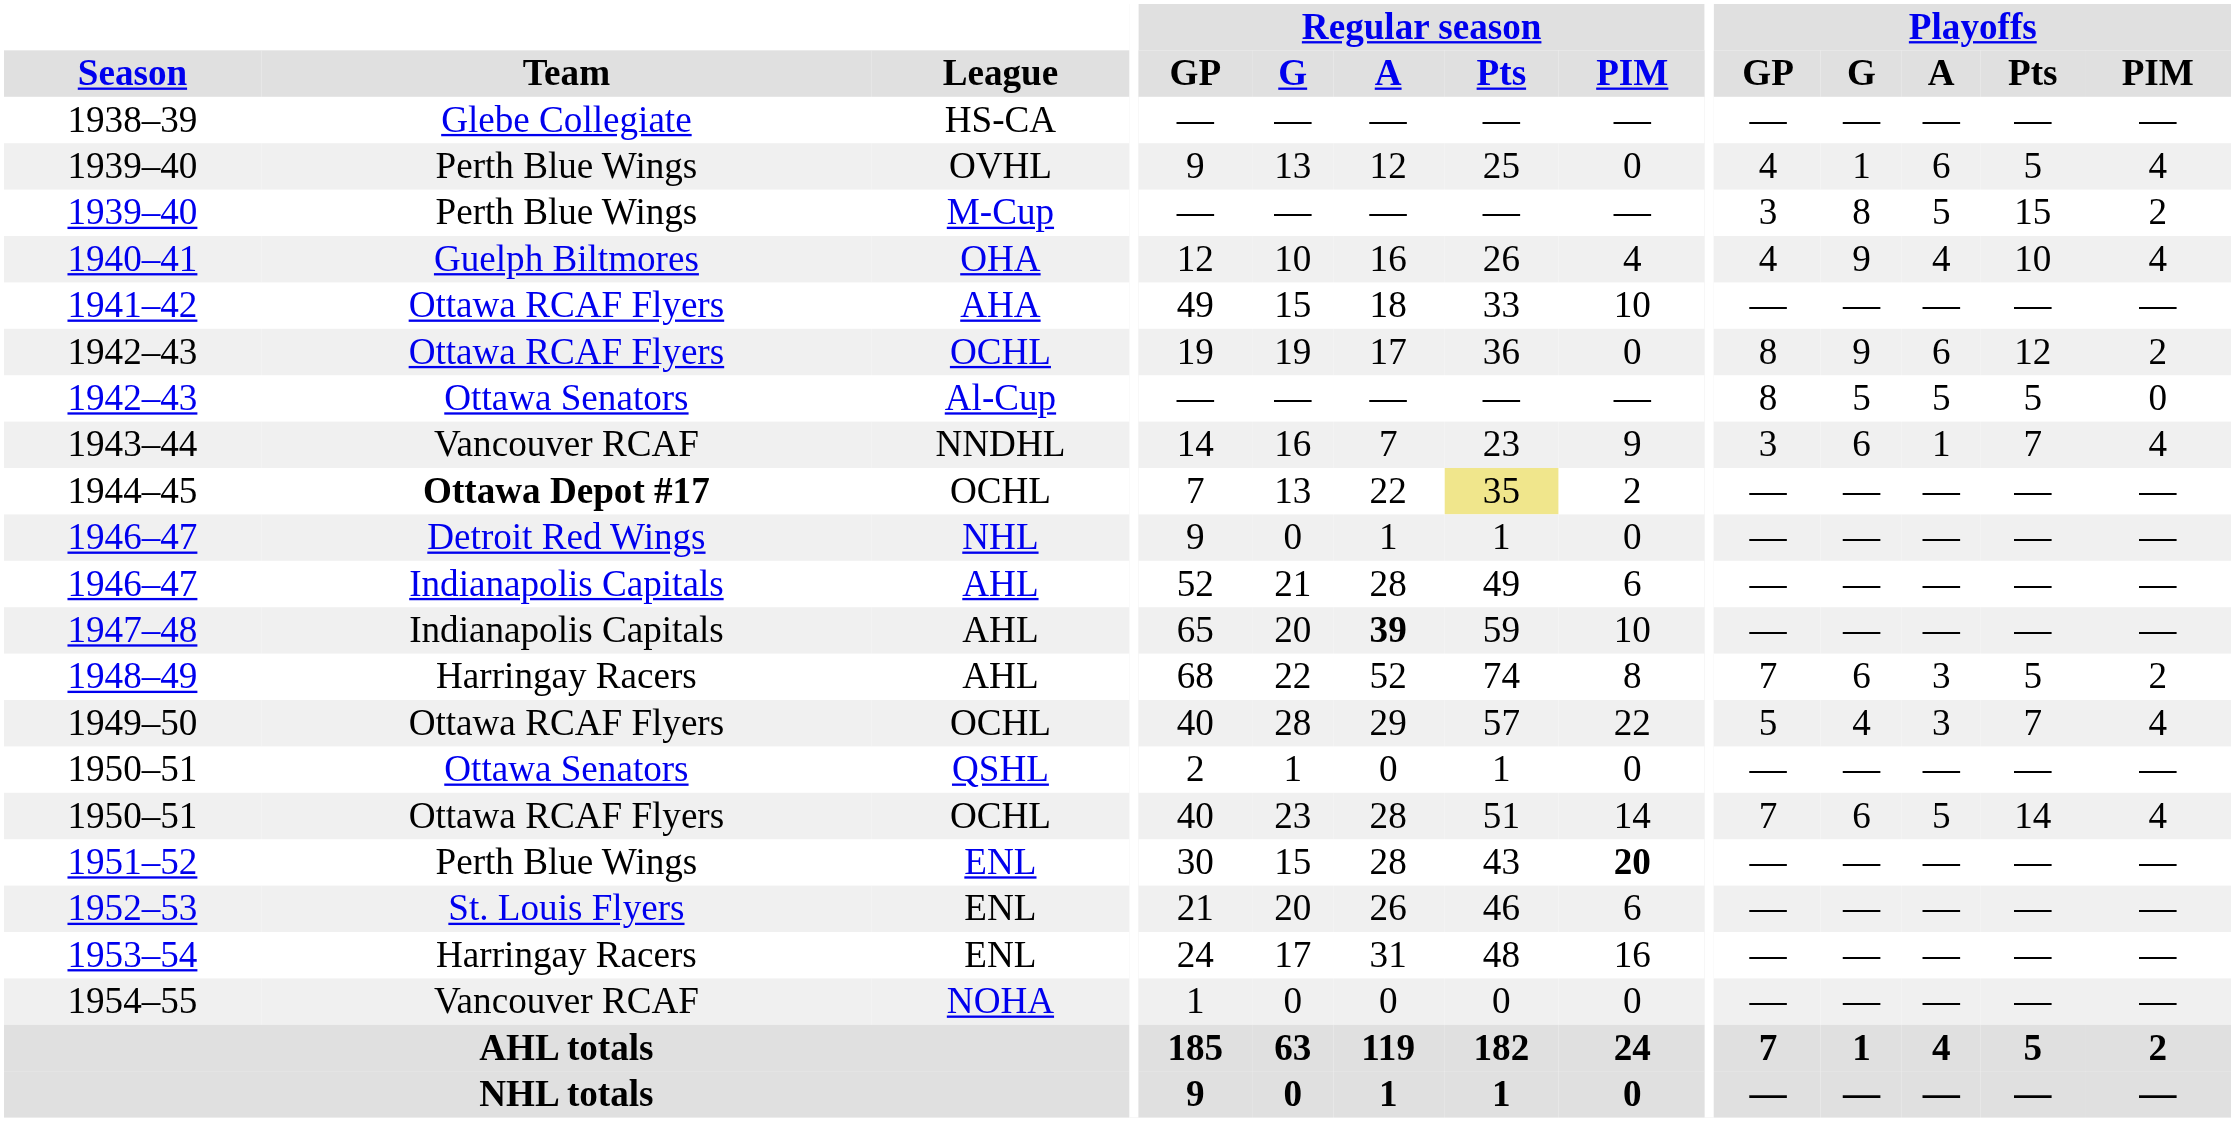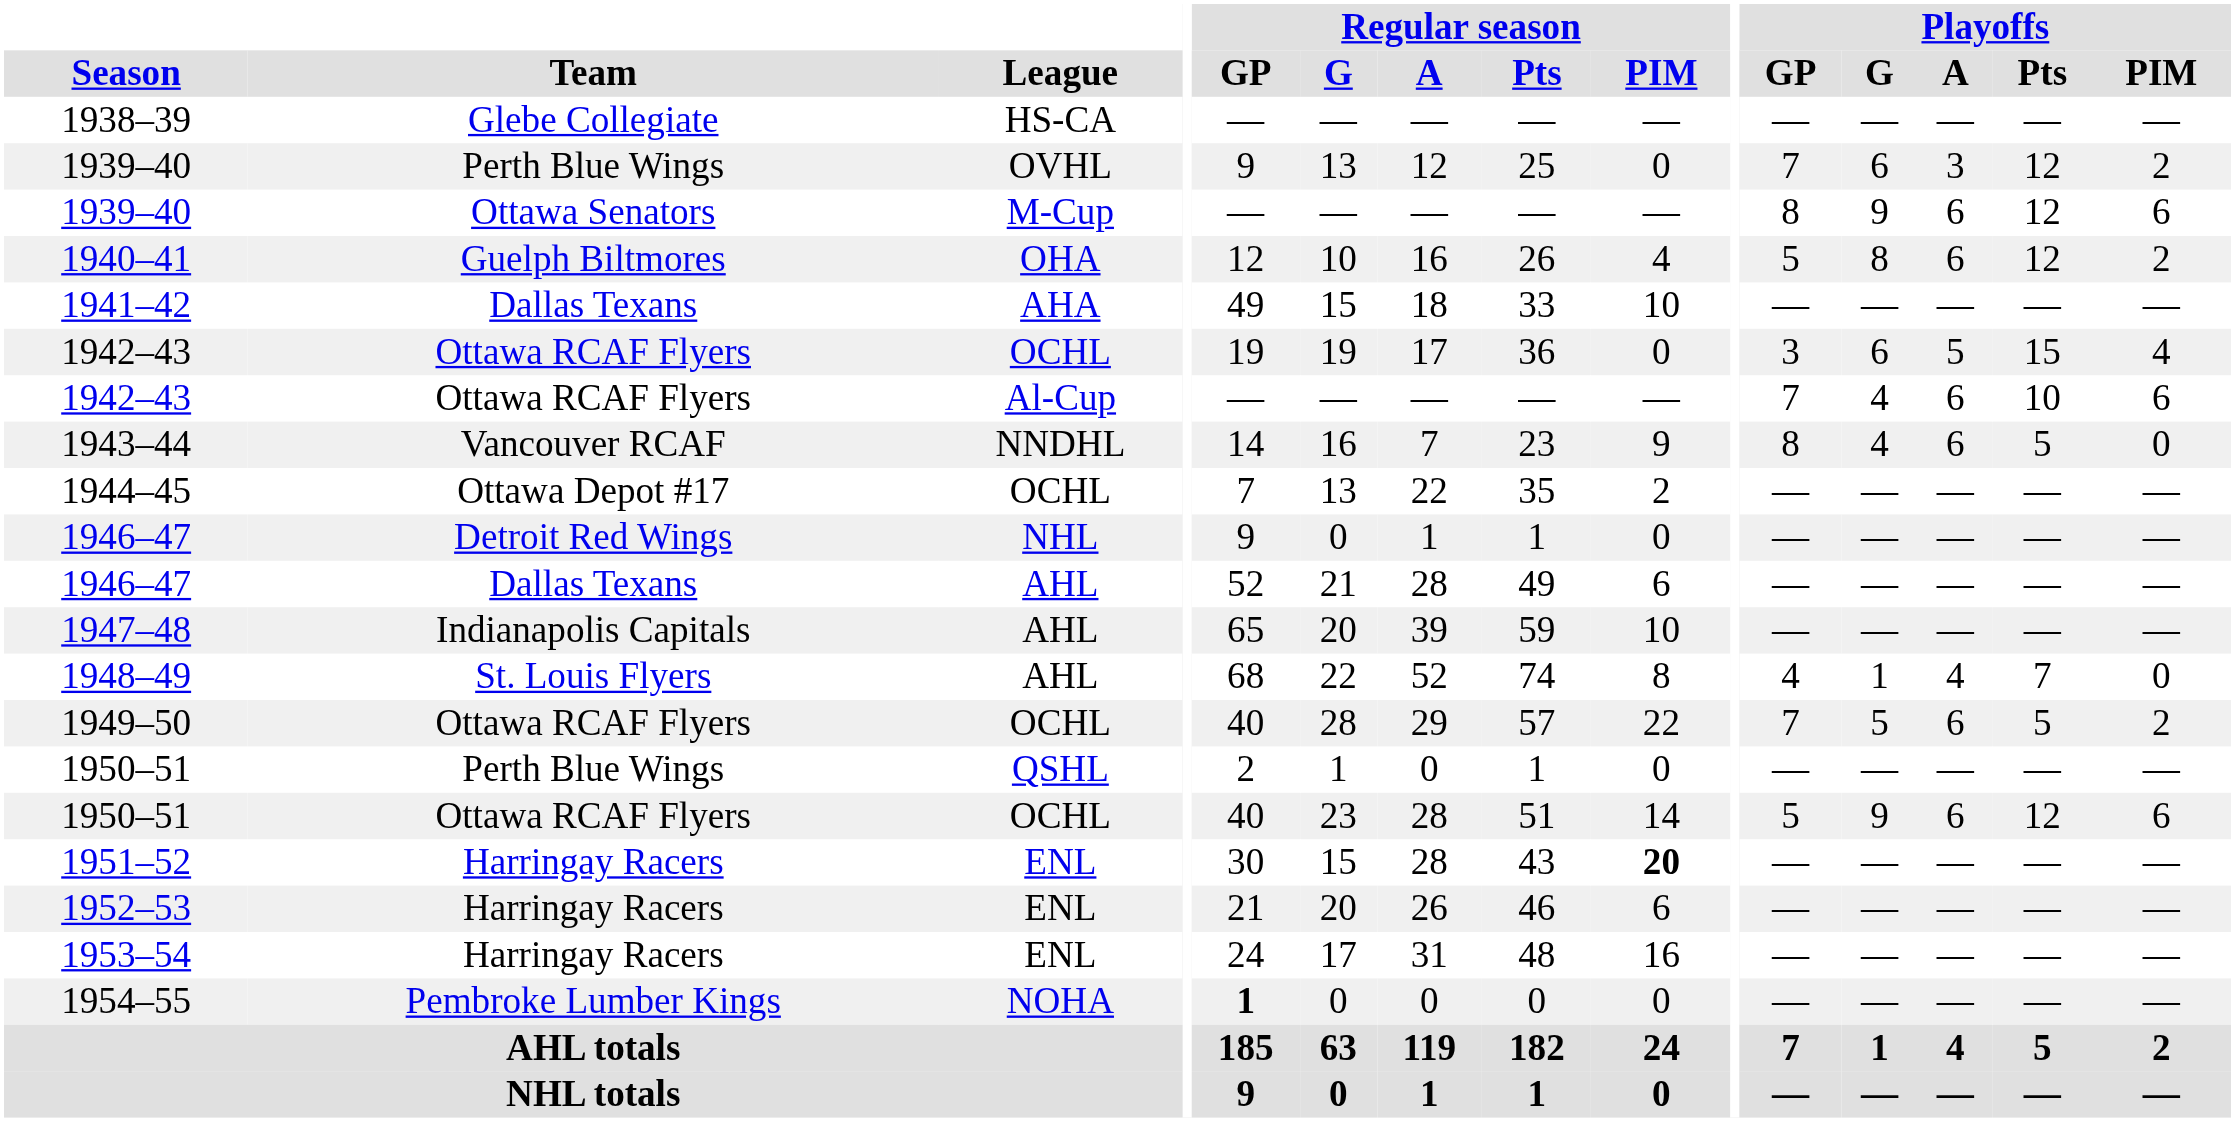(1768, 165) 4 -> (1791, 165) 7
(1861, 165) 1 -> (1879, 165) 6
(1941, 165) 6 -> (1955, 165) 3
(2033, 165) 5 -> (2042, 165) 12
(2158, 165) 4 -> (2161, 165) 2
(566, 212) Perth Blue Wings -> (593, 212) Ottawa Senators
(1768, 212) 3 -> (1791, 212) 8
(1861, 212) 8 -> (1879, 212) 9
(1941, 212) 5 -> (1955, 212) 6
(2033, 212) 15 -> (2042, 212) 12
(2158, 212) 2 -> (2161, 212) 6
(1768, 258) 4 -> (1791, 258) 5
(1861, 258) 9 -> (1879, 258) 8
(1941, 258) 4 -> (1955, 258) 6
(2033, 258) 10 -> (2042, 258) 12
(2158, 258) 4 -> (2161, 258) 2
(566, 304) Ottawa RCAF Flyers -> (593, 304) Dallas Texans
(1768, 351) 8 -> (1791, 351) 3
(1861, 351) 9 -> (1879, 351) 6
(1941, 351) 6 -> (1955, 351) 5
(2033, 351) 12 -> (2042, 351) 15
(2158, 351) 2 -> (2161, 351) 4
(566, 397) Ottawa Senators -> (593, 397) Ottawa RCAF Flyers
(1768, 397) 8 -> (1791, 397) 7
(1861, 397) 5 -> (1879, 397) 4
(1941, 397) 5 -> (1955, 397) 6
(2033, 397) 5 -> (2042, 397) 10
(2158, 397) 0 -> (2161, 397) 6
(1768, 444) 3 -> (1791, 444) 8
(1861, 444) 6 -> (1879, 444) 4
(1941, 444) 1 -> (1955, 444) 6
(2033, 444) 7 -> (2042, 444) 5
(2158, 444) 4 -> (2161, 444) 0
(566, 490) bold -> (593, 490) normal
(1501, 490) khaki background -> (1537, 490) no background
(566, 583) Indianapolis Capitals -> (593, 583) Dallas Texans
(1388, 629) bold -> (1429, 629) normal
(566, 676) Harringay Racers -> (593, 676) St. Louis Flyers
(1768, 676) 7 -> (1791, 676) 4
(1861, 676) 6 -> (1879, 676) 1
(1941, 676) 3 -> (1955, 676) 4
(2033, 676) 5 -> (2042, 676) 7
(2158, 676) 2 -> (2161, 676) 0
(1768, 722) 5 -> (1791, 722) 7
(1861, 722) 4 -> (1879, 722) 5
(1941, 722) 3 -> (1955, 722) 6
(2033, 722) 7 -> (2042, 722) 5
(2158, 722) 4 -> (2161, 722) 2
(566, 768) Ottawa Senators -> (593, 768) Perth Blue Wings
(1768, 815) 7 -> (1791, 815) 5
(1861, 815) 6 -> (1879, 815) 9
(1941, 815) 5 -> (1955, 815) 6
(2033, 815) 14 -> (2042, 815) 12
(2158, 815) 4 -> (2161, 815) 6
(566, 861) Perth Blue Wings -> (593, 861) Harringay Racers
(566, 908) St. Louis Flyers -> (593, 908) Harringay Racers
(566, 1000) Vancouver RCAF -> (593, 1000) Pembroke Lumber Kings
(1195, 1000) normal -> (1246, 1000) bold
